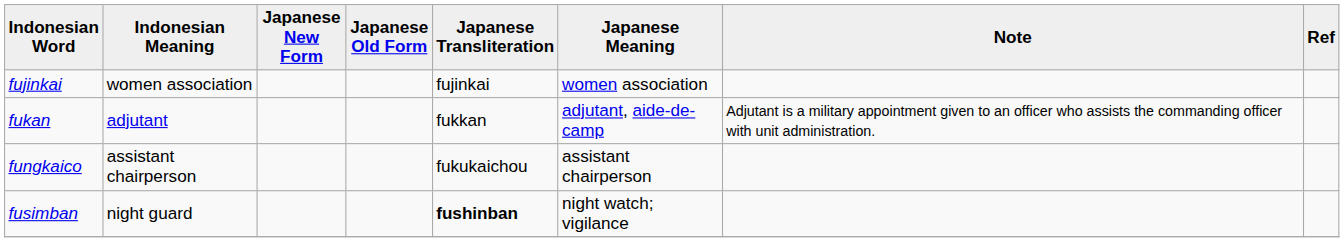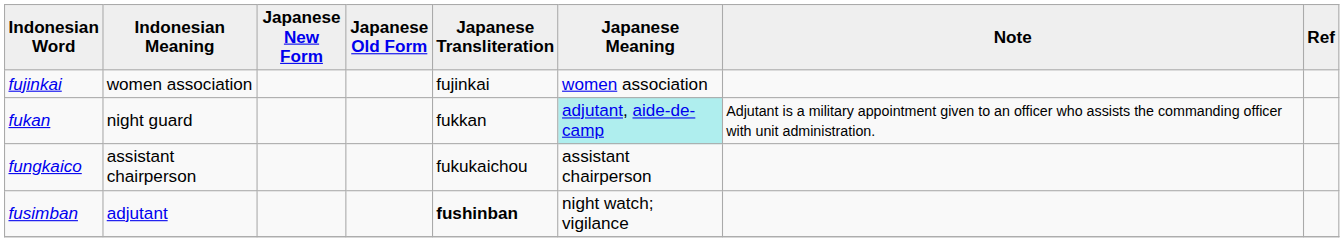(137, 120) adjutant -> (150, 120) night guard
(629, 120) no background -> (629, 120) paleturquoise background
(150, 213) night guard -> (137, 213) adjutant
